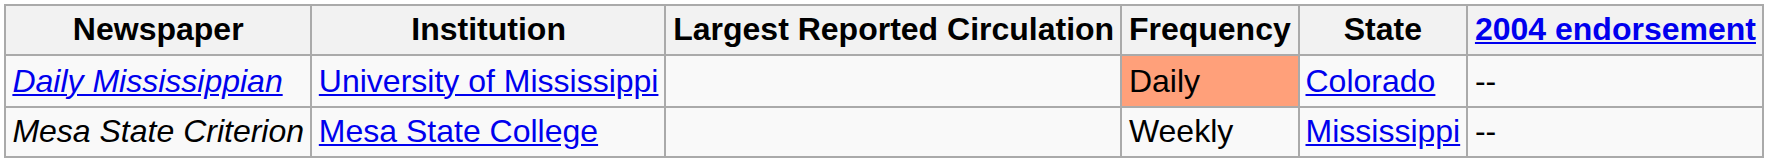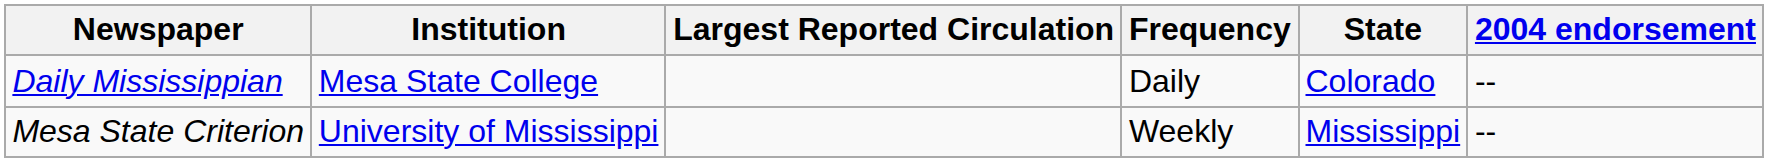(489, 80) University of Mississippi -> (458, 80) Mesa State College
(1164, 80) lightsalmon background -> (1164, 80) no background
(458, 131) Mesa State College -> (489, 131) University of Mississippi
